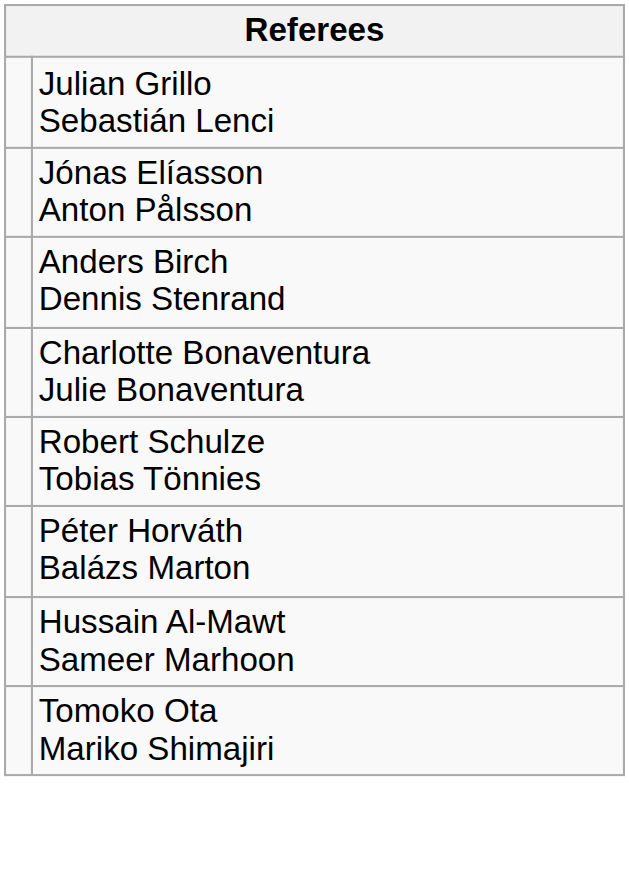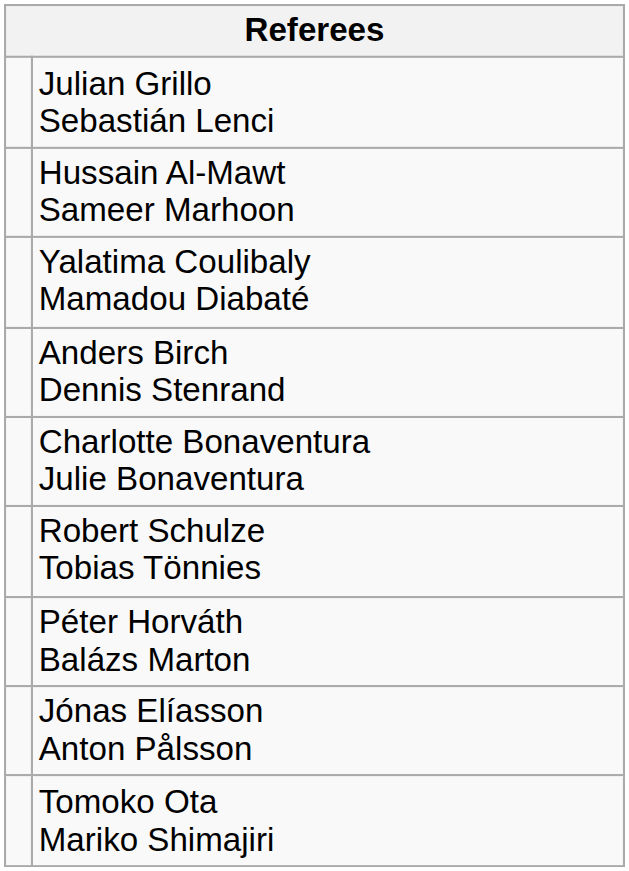rows swapped: (167, 640) <-> (151, 191)
+ row: (175, 281)
